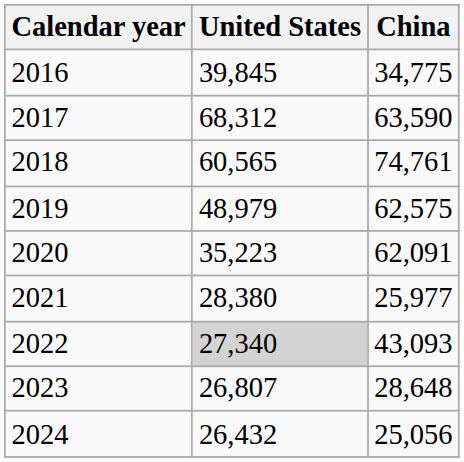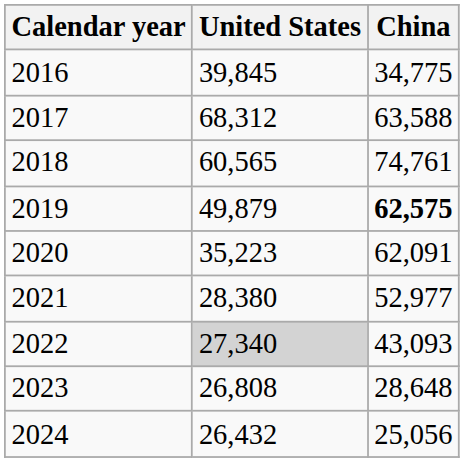(413, 117) 63,590 -> (413, 117) 63,588
(238, 207) 48,979 -> (238, 207) 49,879
(413, 207) normal -> (413, 207) bold
(413, 298) 25,977 -> (413, 298) 52,977
(238, 388) 26,807 -> (238, 388) 26,808
